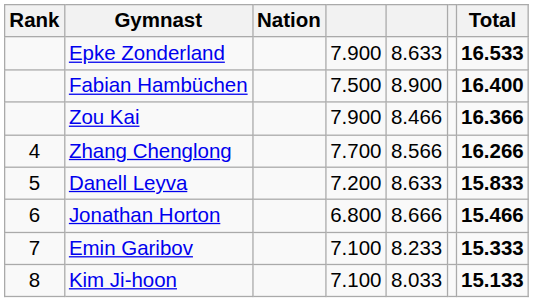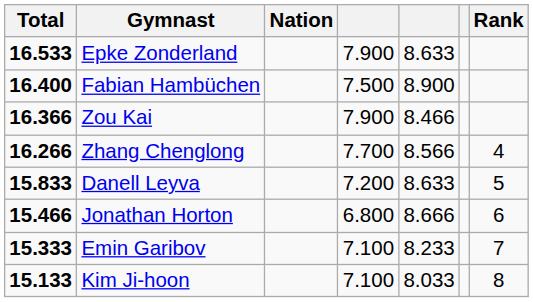columns swapped: (34, 20) <-> (492, 20)
